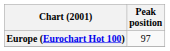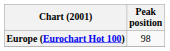(146, 38) 97 -> (146, 38) 98
